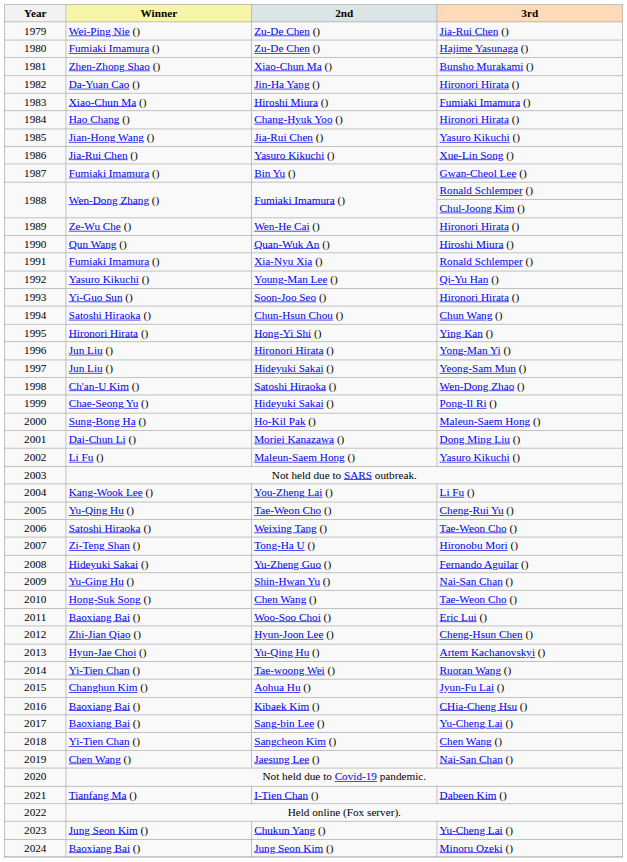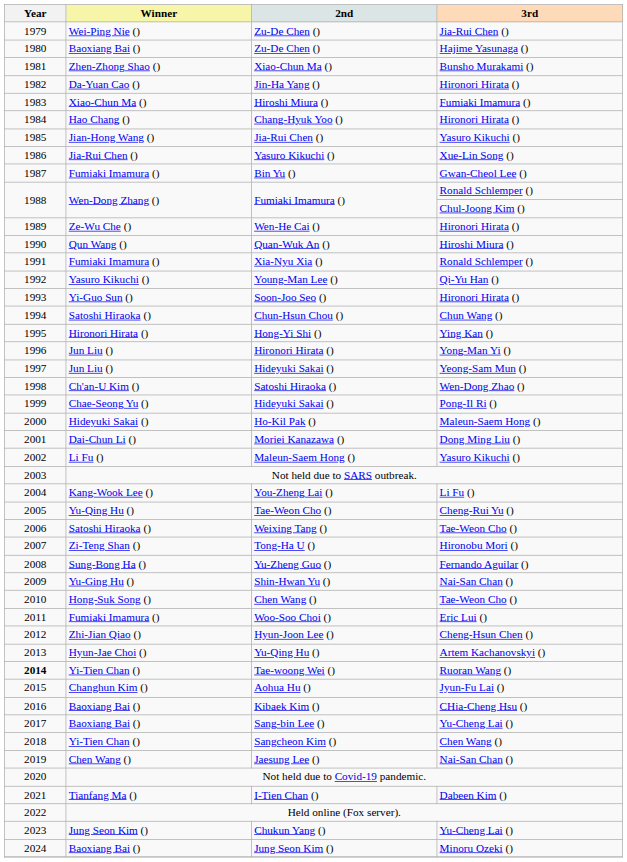(114, 48) Fumiaki Imamura () -> (105, 48) Baoxiang Bai ()
(107, 421) Sung-Bong Ha () -> (109, 421) Hideyuki Sakai ()
(109, 564) Hideyuki Sakai () -> (107, 564) Sung-Bong Ha ()
(105, 617) Baoxiang Bai () -> (114, 617) Fumiaki Imamura ()
(35, 670) normal -> (35, 670) bold
